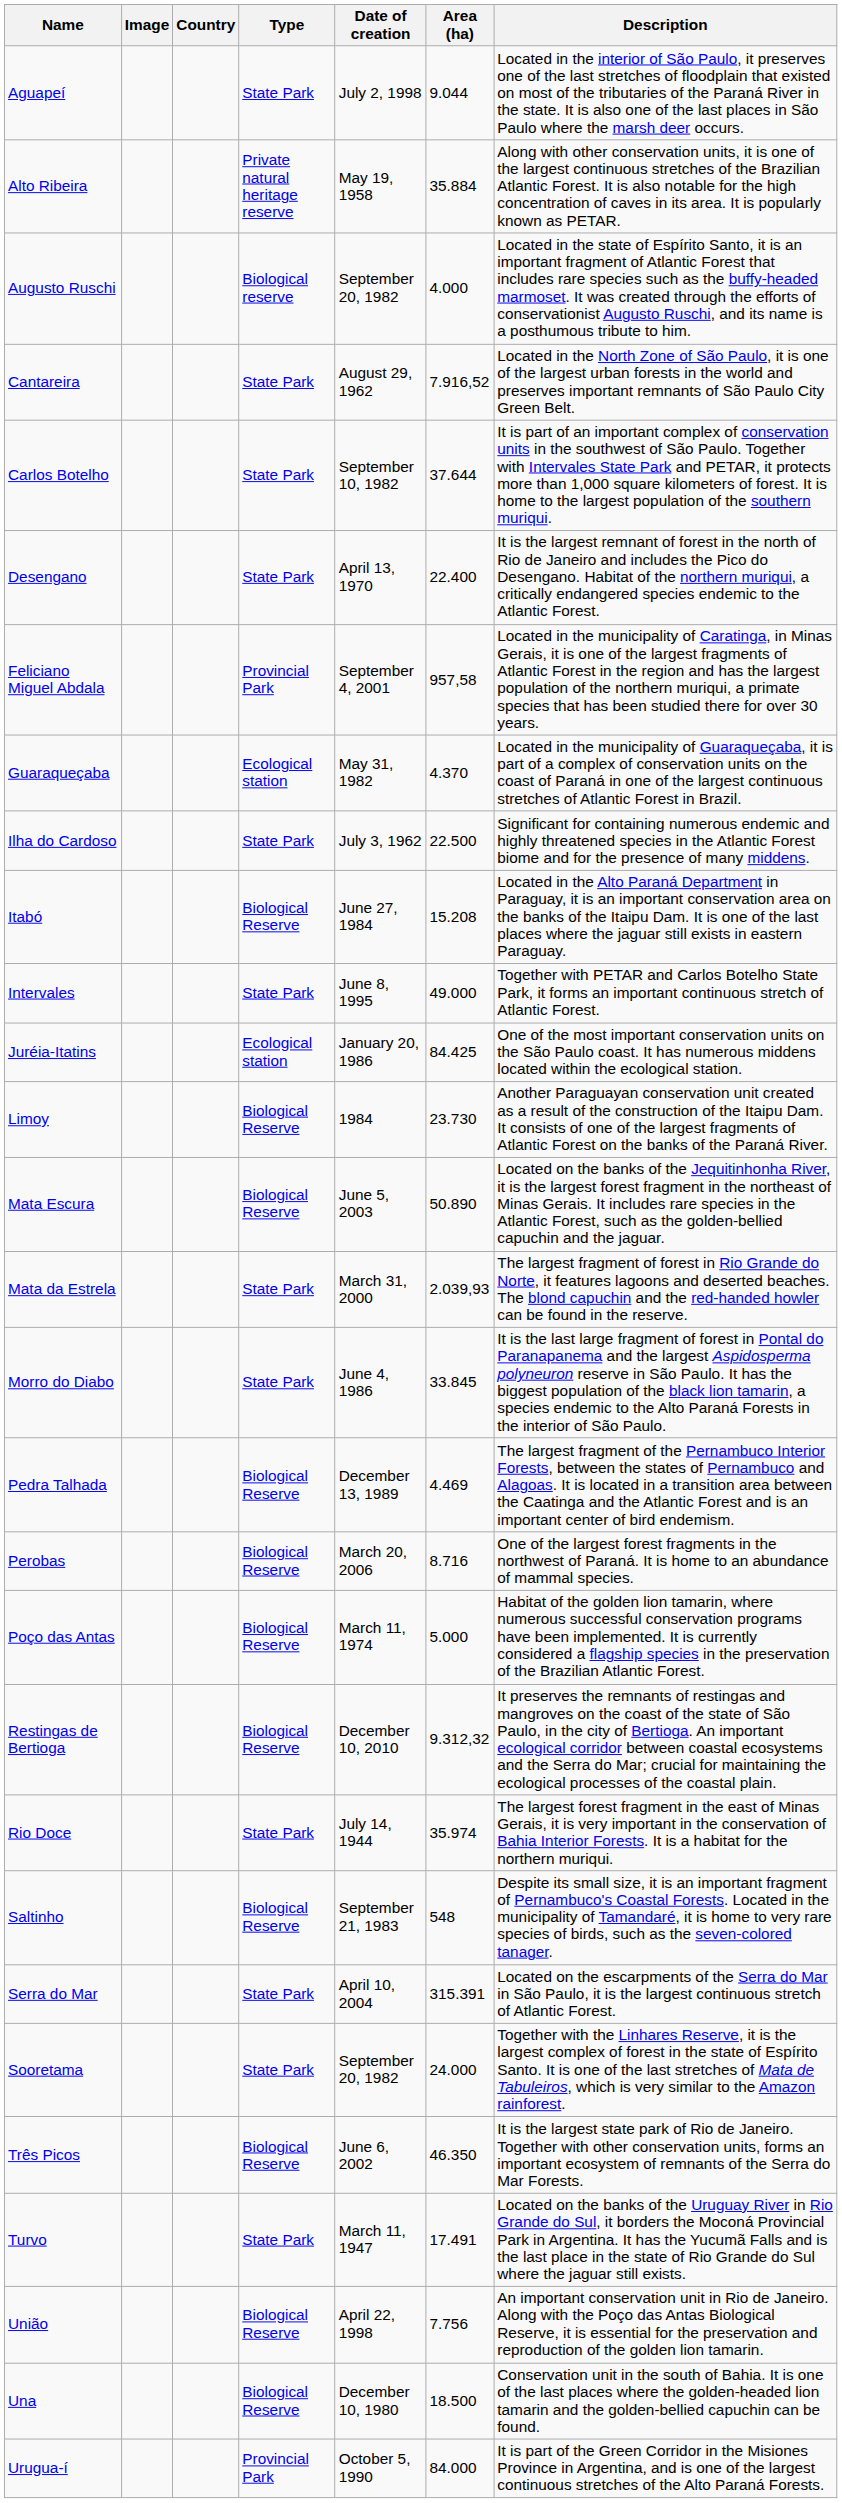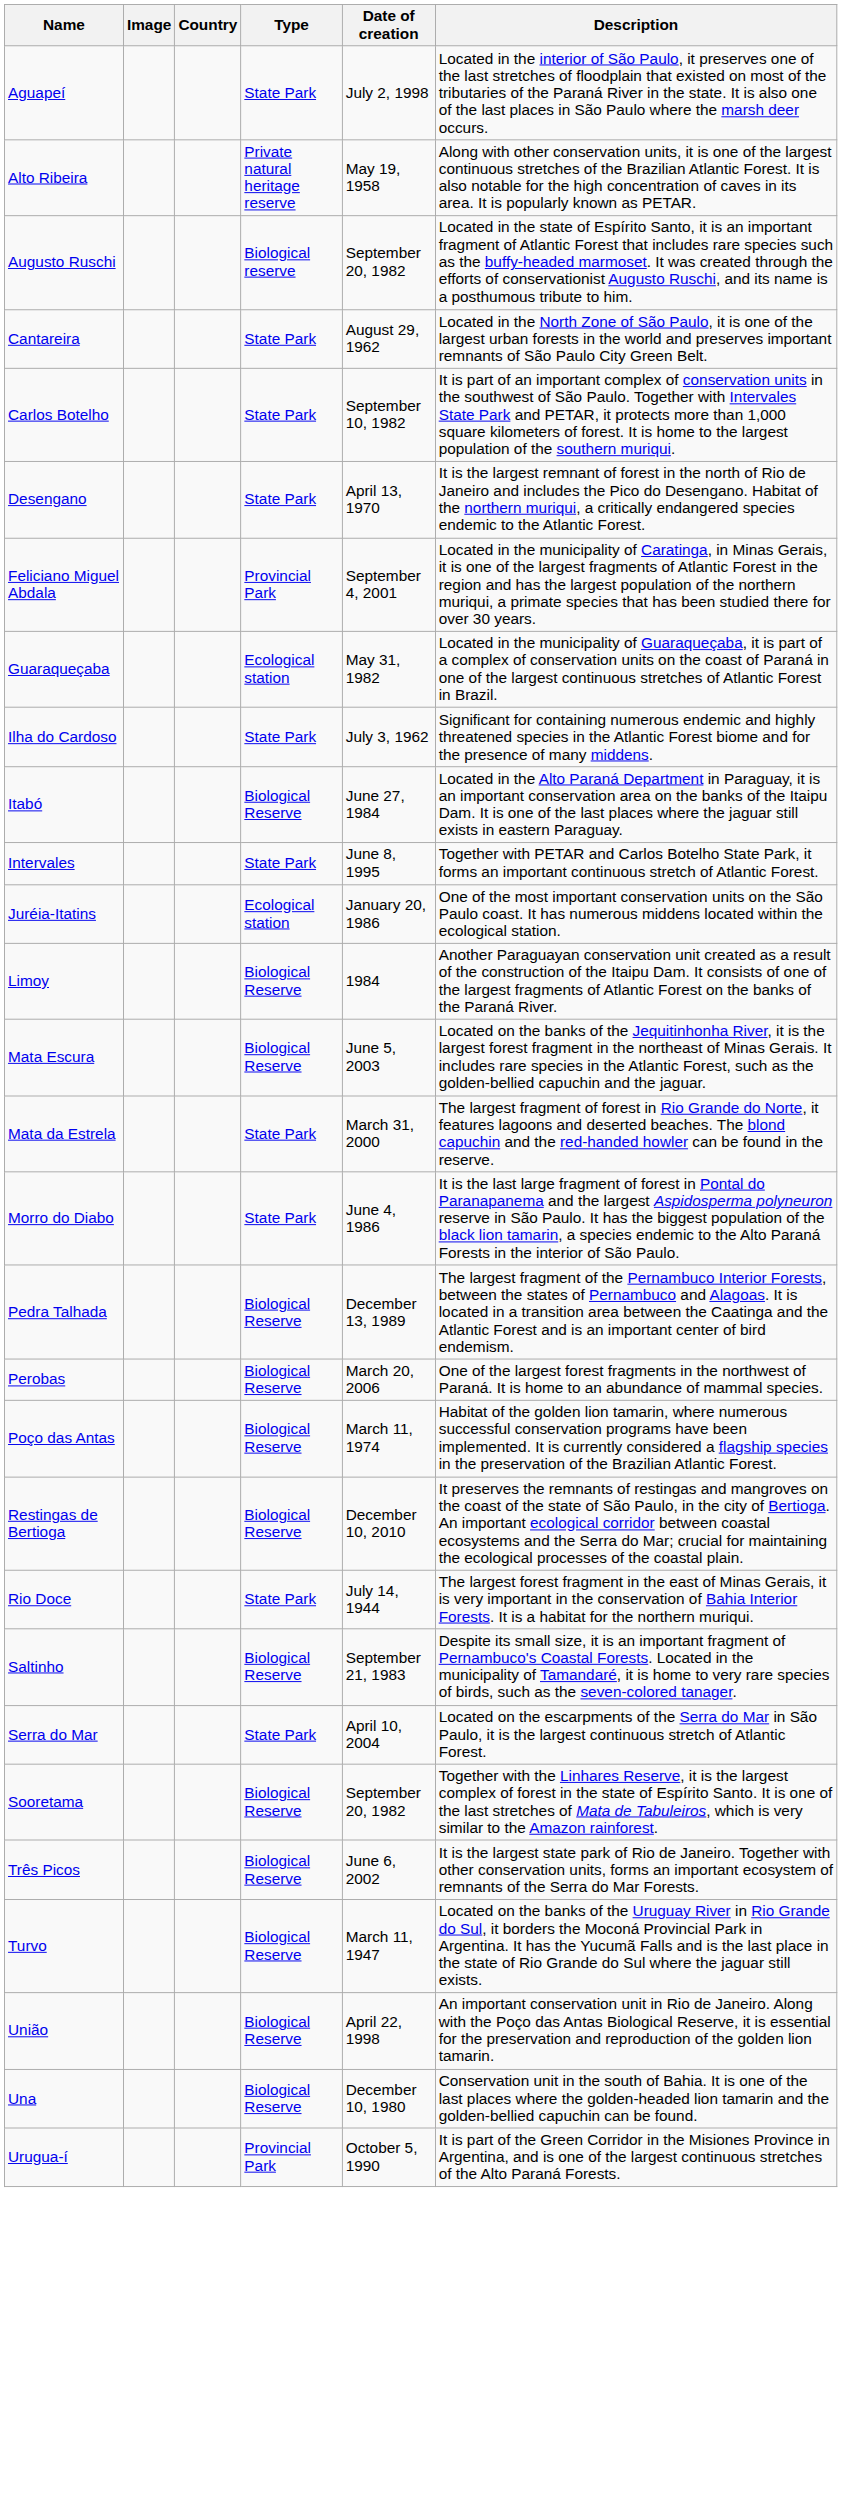- column: (460, 25)
(278, 2070) State Park -> (277, 1802) Biological Reserve
(278, 2239) State Park -> (277, 1946) Biological Reserve
